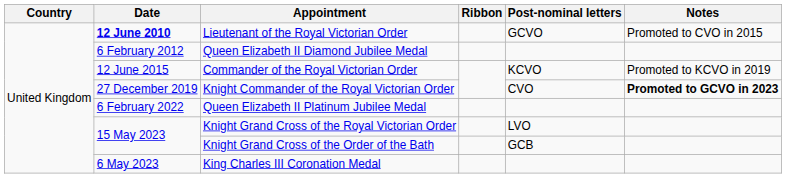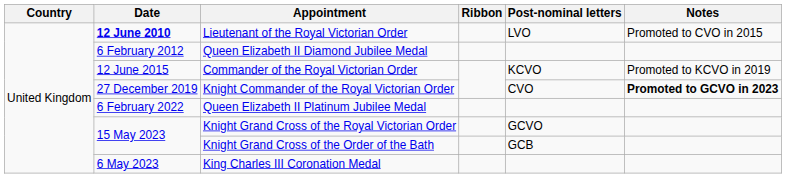(525, 32) GCVO -> (519, 32) LVO
(519, 126) LVO -> (525, 126) GCVO
